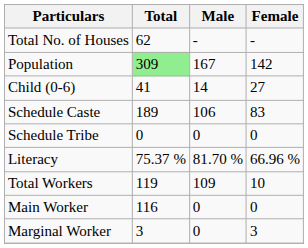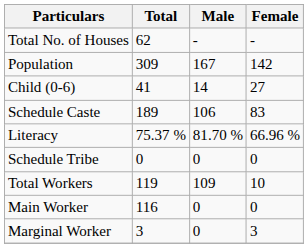(147, 64) lightgreen background -> (147, 64) no background
rows swapped: (53, 135) <-> (33, 159)
